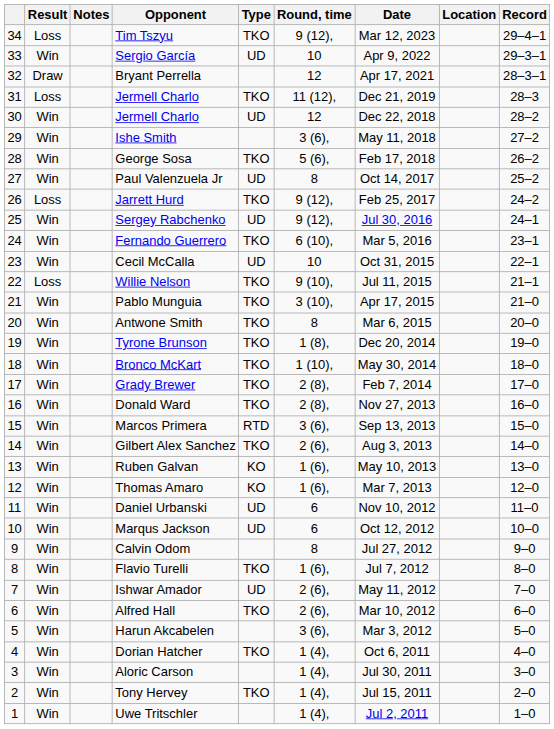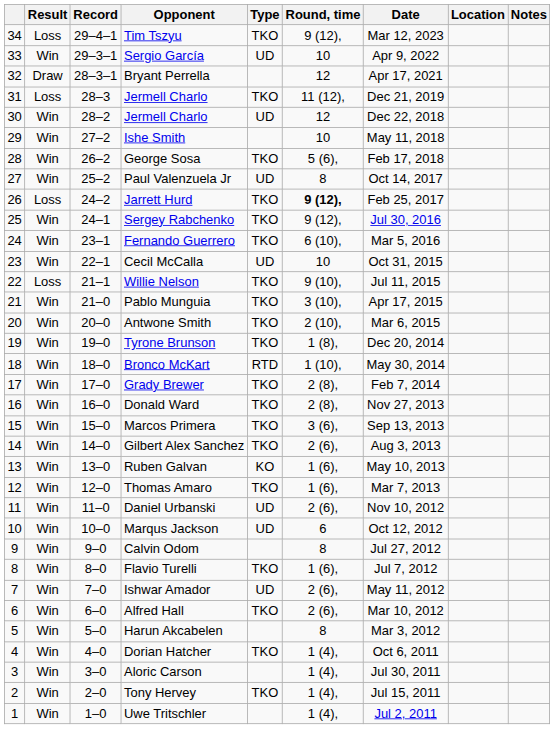columns swapped: (525, 14) <-> (91, 14)
(314, 138) 3 (6), -> (323, 138) 10
(314, 199) normal -> (323, 199) bold
(256, 220) UD -> (265, 220) TKO
(314, 323) 8 -> (323, 323) 2 (10),
(256, 364) TKO -> (265, 364) RTD
(256, 425) RTD -> (265, 425) TKO
(256, 487) KO -> (265, 487) TKO
(314, 508) 6 -> (323, 508) 2 (6),
(314, 631) 3 (6), -> (323, 631) 8
